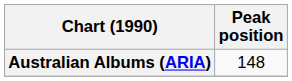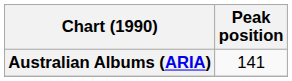(251, 62) 148 -> (251, 62) 141
